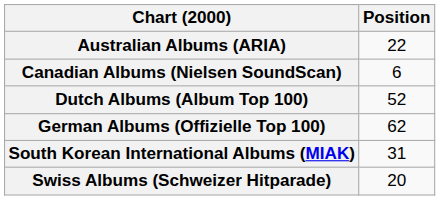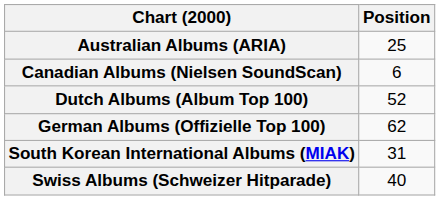(397, 45) 22 -> (397, 45) 25
(397, 180) 20 -> (397, 180) 40
